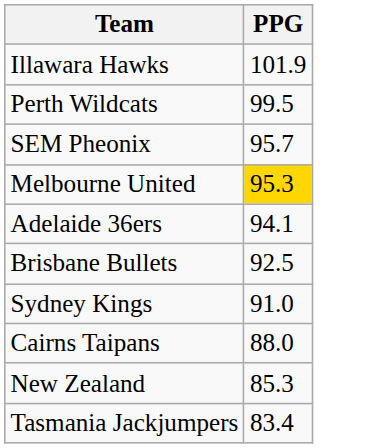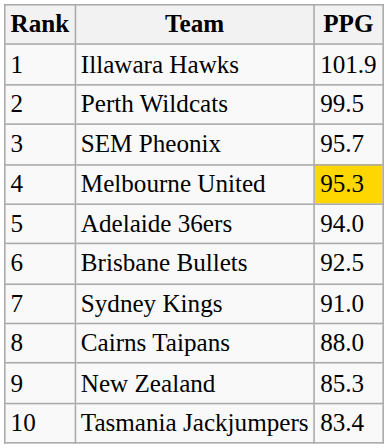+ column: (40, 24)
(272, 223) 94.1 -> (342, 223) 94.0
